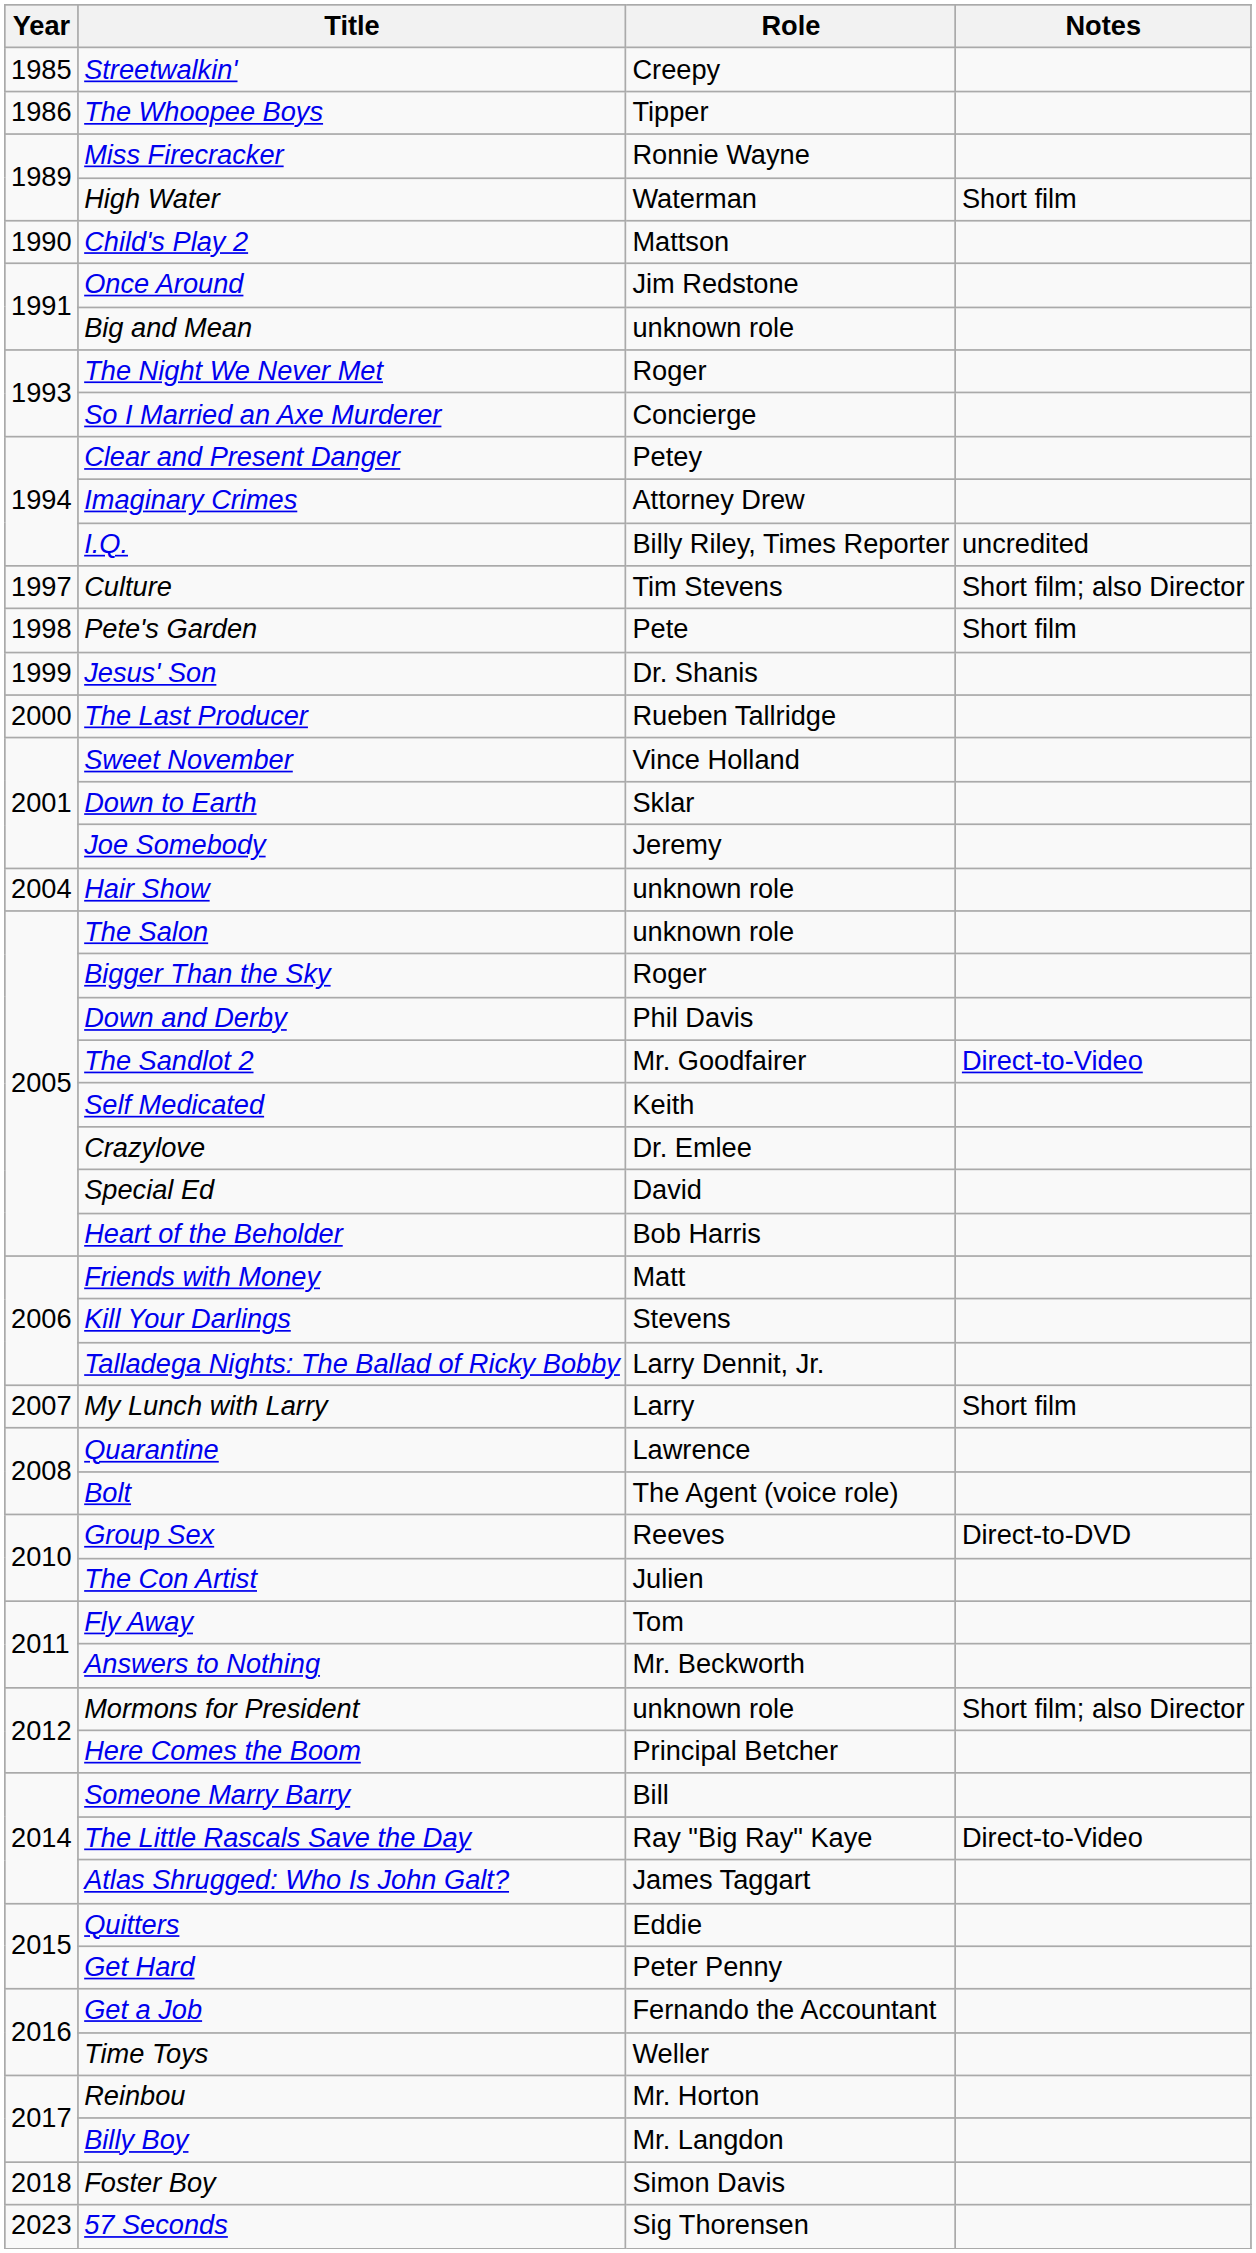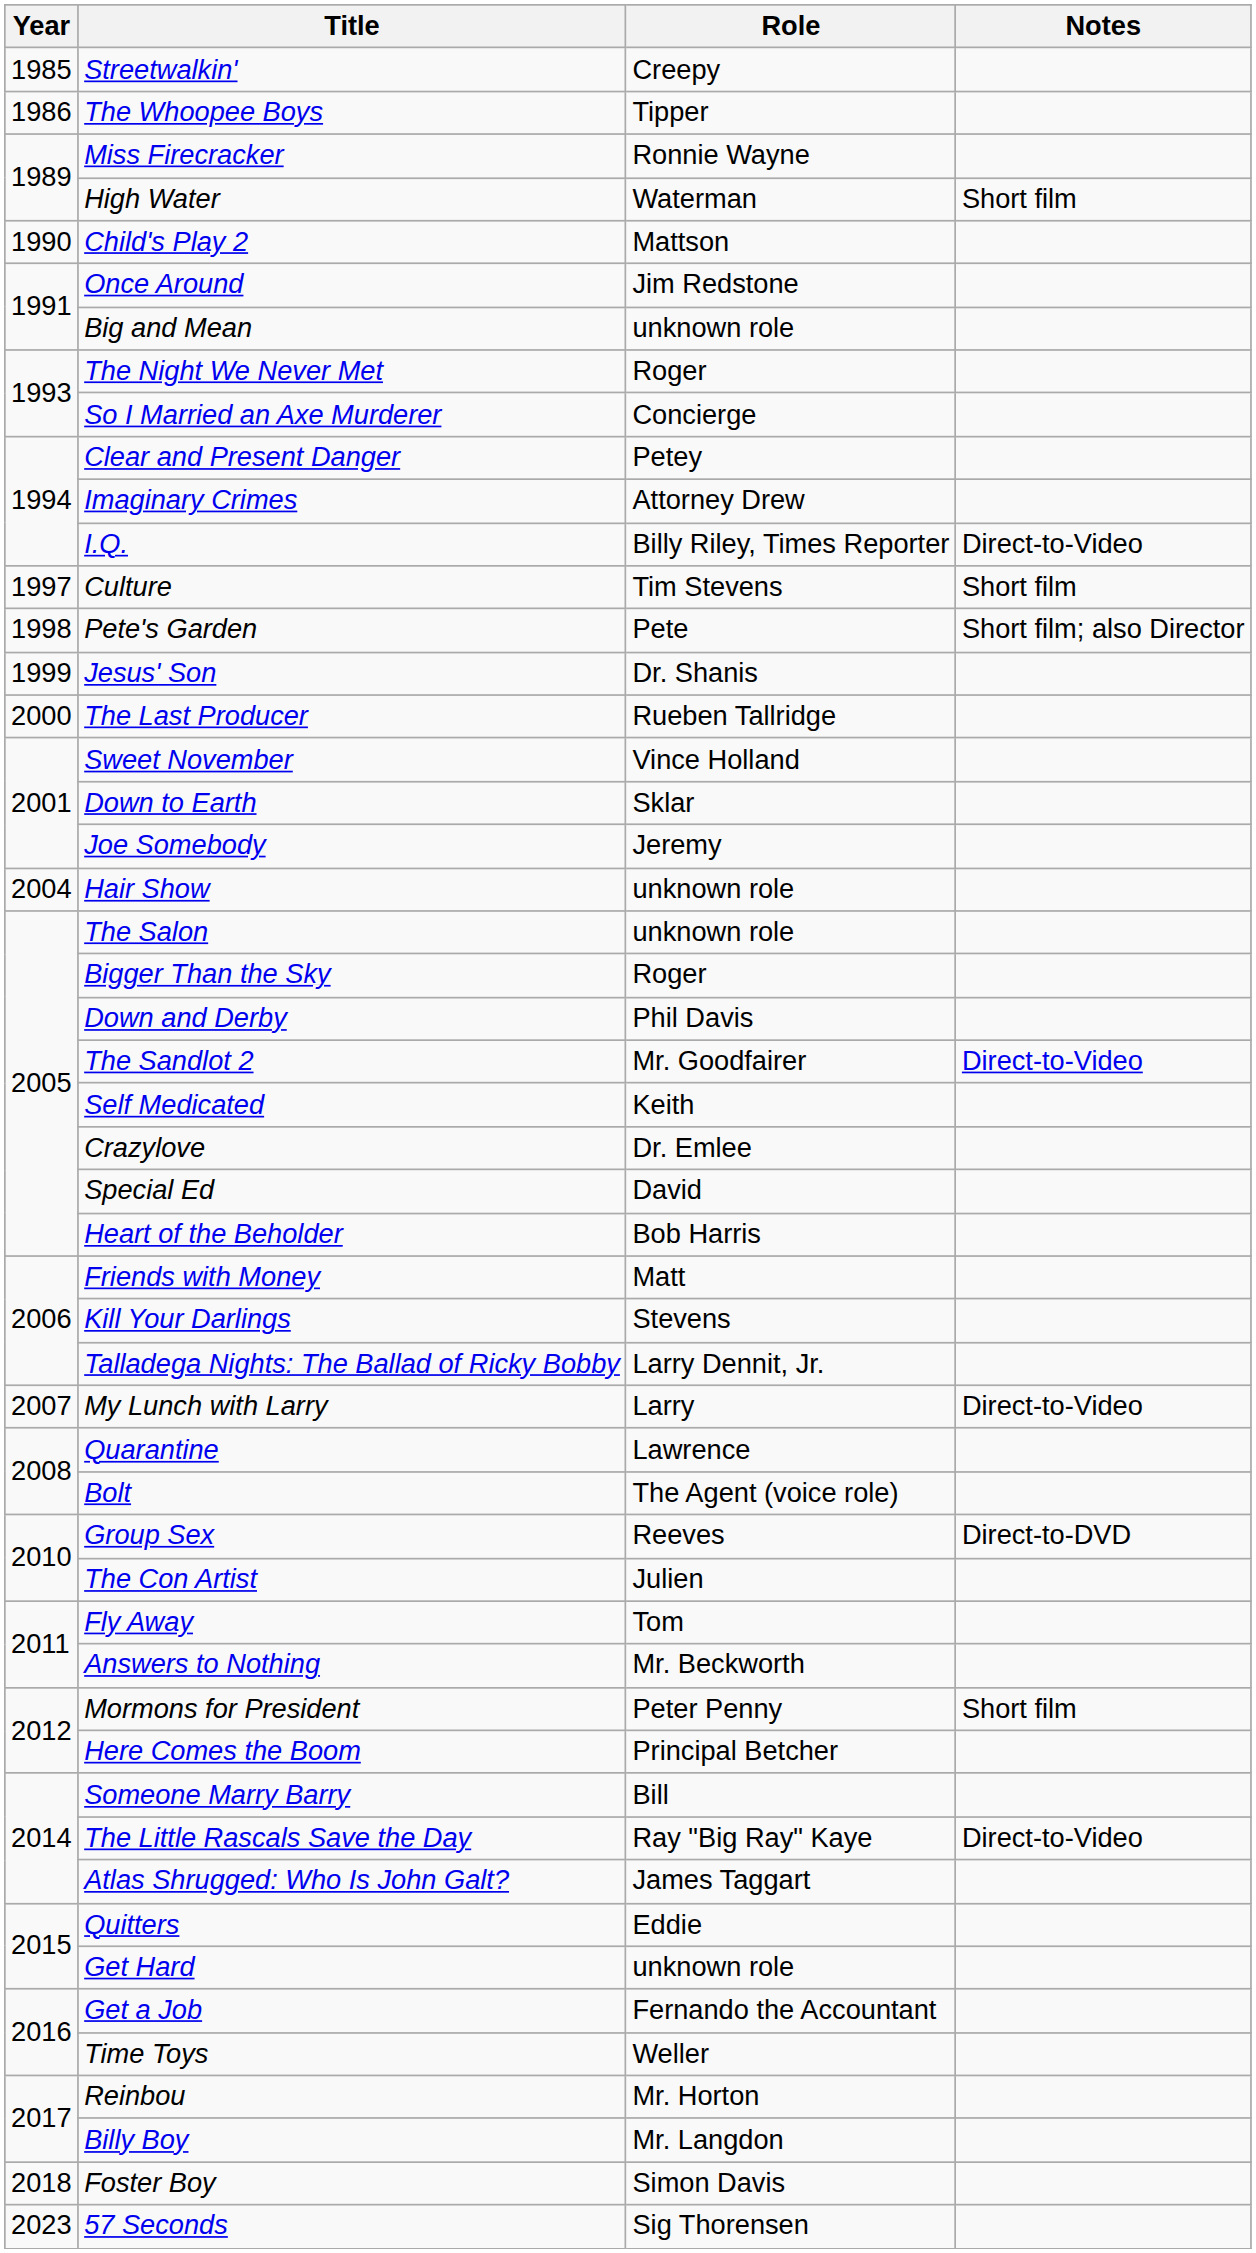(1025, 543) uncredited -> (1052, 543) Direct-to-Video
(1103, 586) Short film; also Director -> (1019, 586) Short film
(1019, 629) Short film -> (1103, 629) Short film; also Director
(1019, 1406) Short film -> (1052, 1406) Direct-to-Video
(713, 1708) unknown role -> (707, 1708) Peter Penny
(1103, 1708) Short film; also Director -> (1019, 1708) Short film
(707, 1967) Peter Penny -> (713, 1967) unknown role
